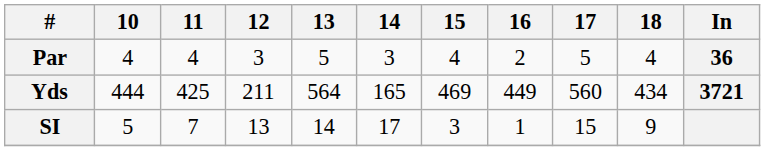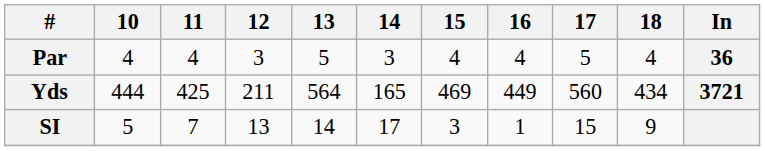(520, 57) 2 -> (520, 57) 4
